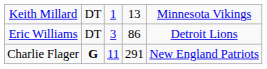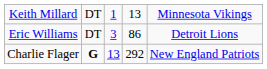(113, 53) 11 -> (113, 53) 13
(134, 53) 291 -> (135, 53) 292
